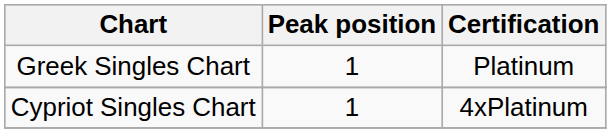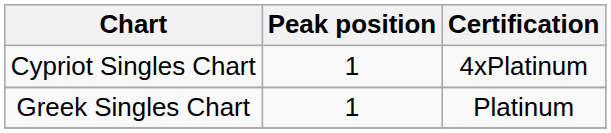rows swapped: (133, 66) <-> (133, 107)
